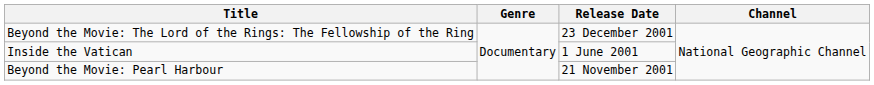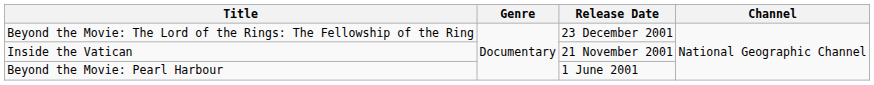(600, 52) 1 June 2001 -> (617, 52) 21 November 2001
(617, 70) 21 November 2001 -> (600, 70) 1 June 2001
